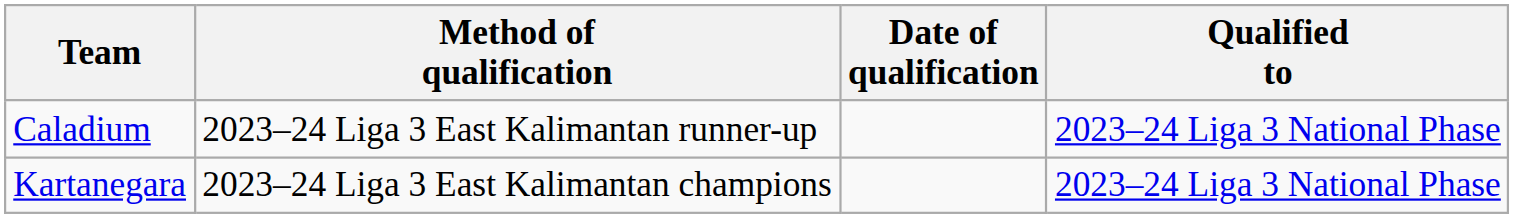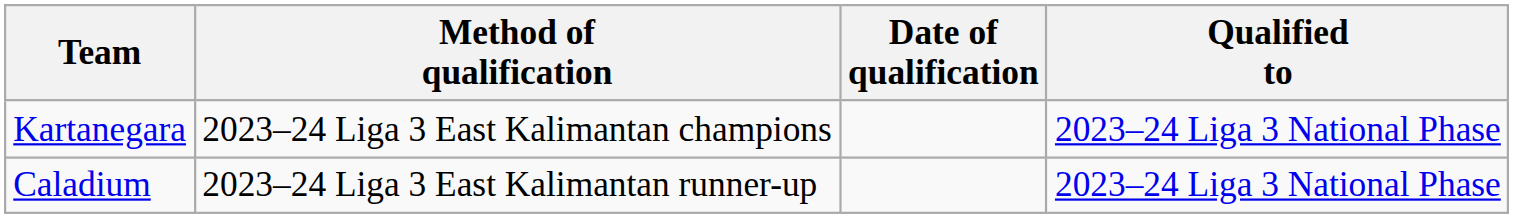rows swapped: (100, 184) <-> (82, 128)
